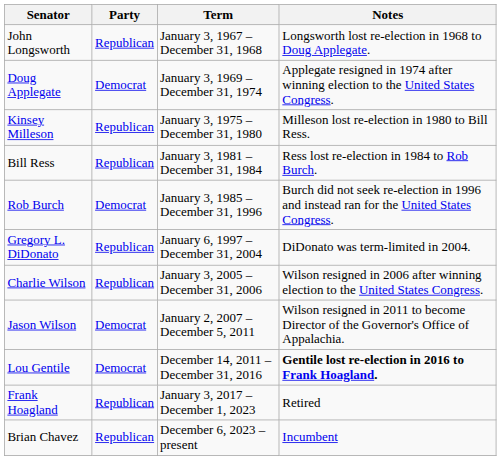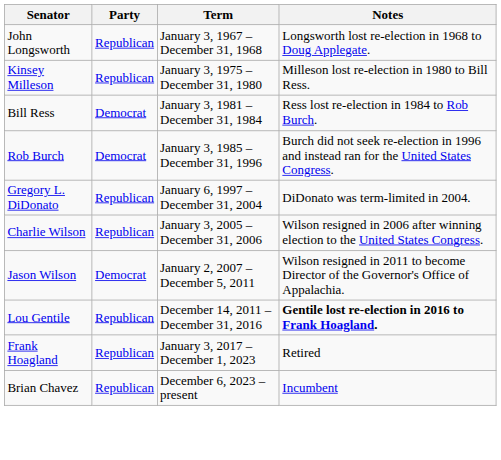- row: (34, 85)
(125, 162) Republican -> (121, 112) Democrat
(121, 367) Democrat -> (125, 317) Republican
